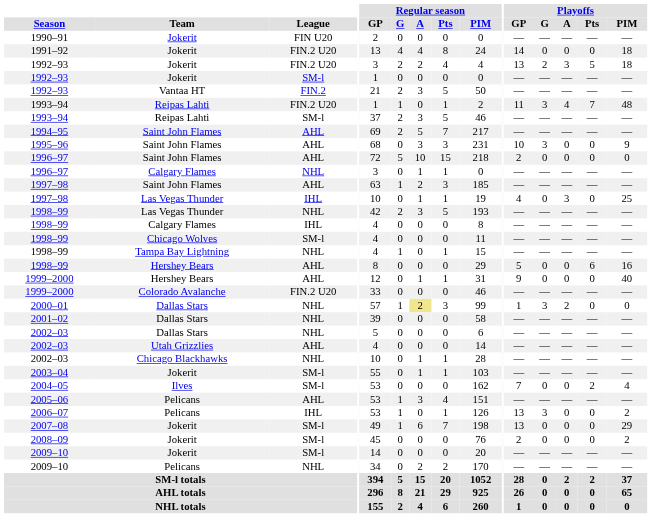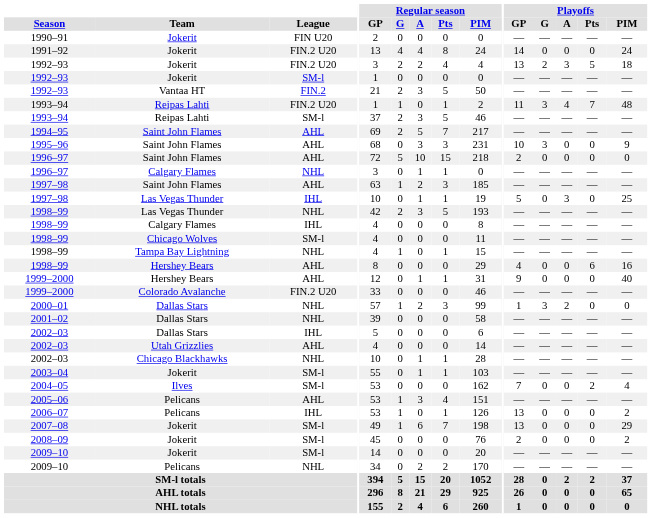(627, 51) 18 -> (627, 51) 24
(519, 198) 4 -> (519, 198) 5
(519, 265) 5 -> (519, 265) 4
(420, 305) khaki background -> (420, 305) no background
(313, 332) NHL -> (313, 332) IHL
(545, 412) 3 -> (545, 412) 0
